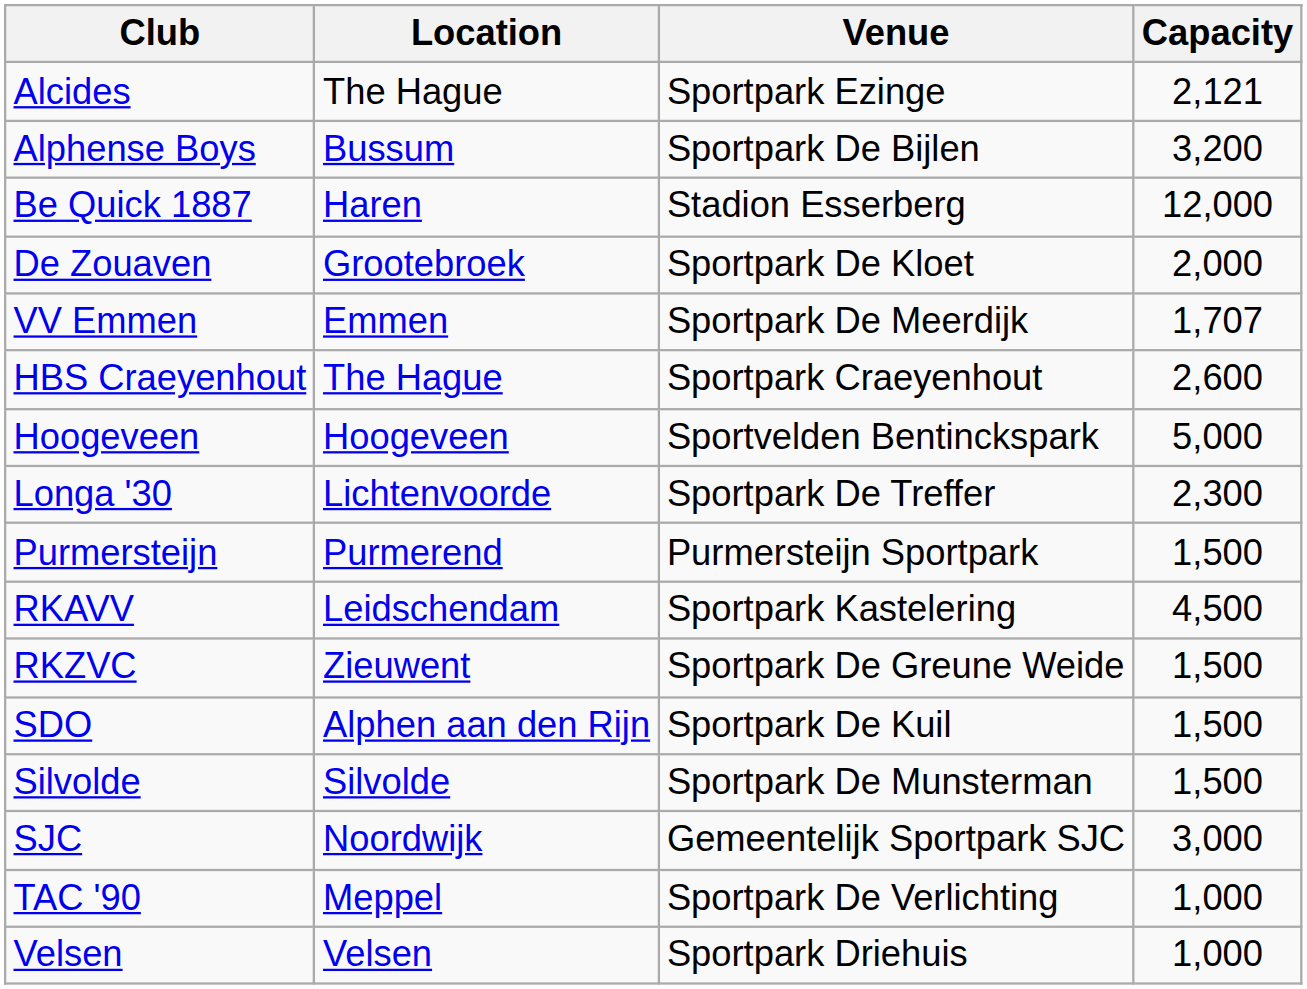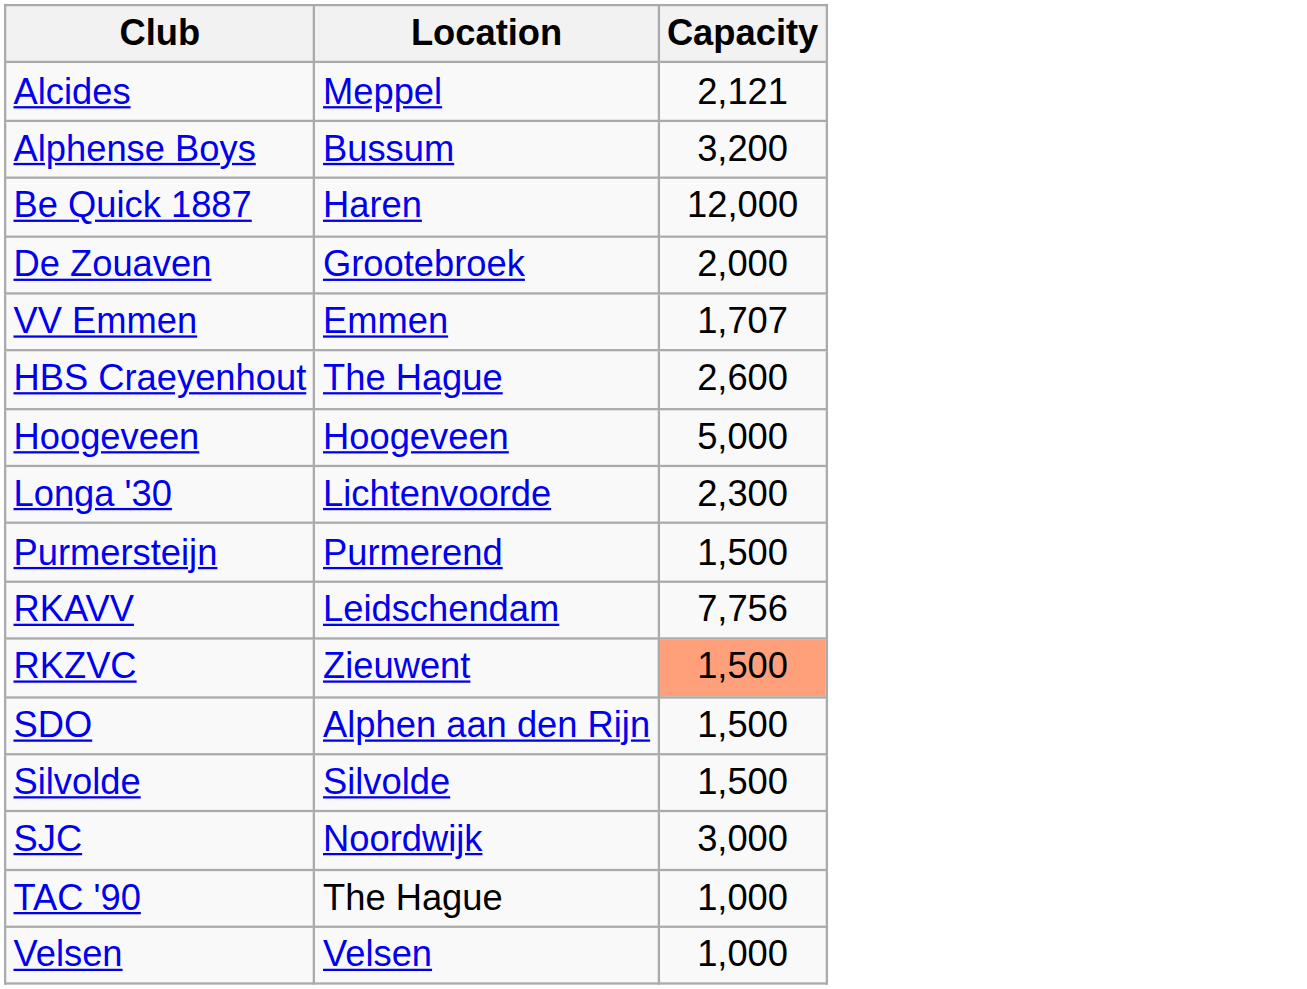- column: (896, 33)
(413, 90) The Hague -> (383, 90) Meppel
(1218, 609) 4,500 -> (743, 609) 7,756
(1218, 666) no background -> (743, 666) lightsalmon background
(383, 897) Meppel -> (413, 897) The Hague
